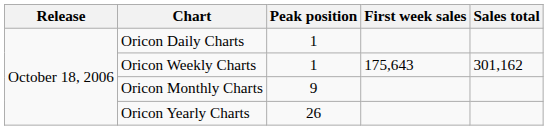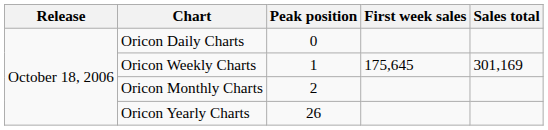(314, 40) 1 -> (314, 40) 0
(389, 64) 175,643 -> (389, 64) 175,645
(498, 64) 301,162 -> (498, 64) 301,169
(314, 88) 9 -> (314, 88) 2
